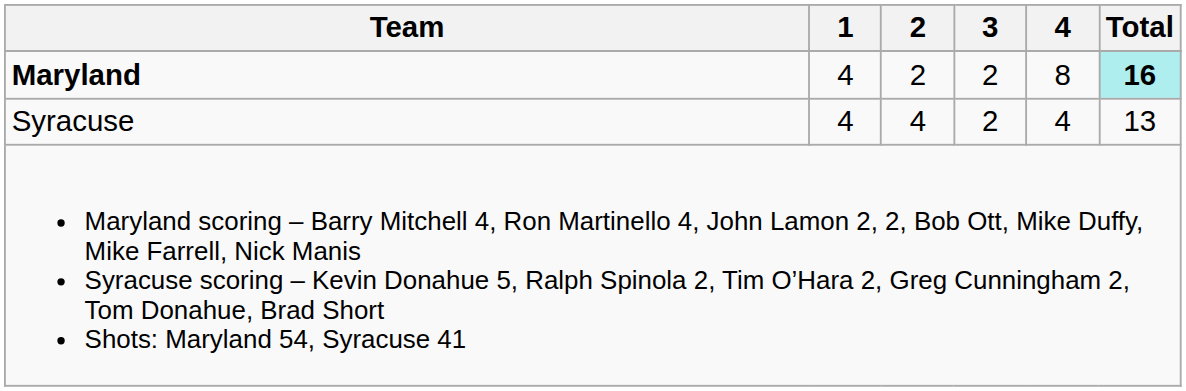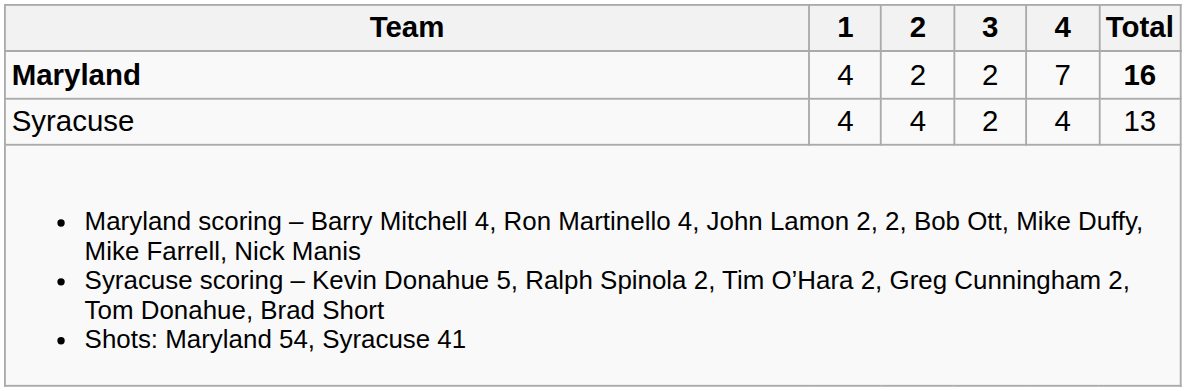(1063, 74) 8 -> (1063, 74) 7
(1140, 74) paleturquoise background -> (1140, 74) no background
